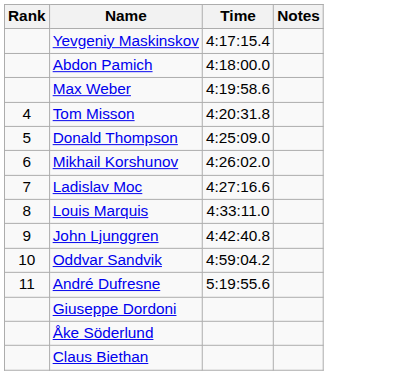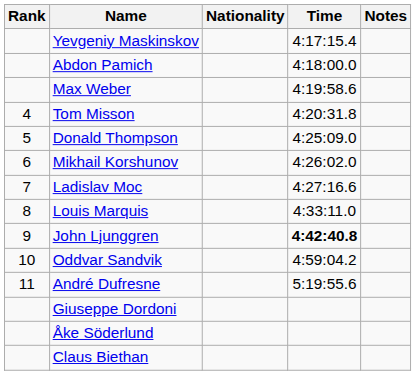+ column: (245, 16)
(238, 235) normal -> (325, 235) bold
